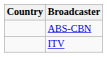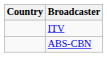rows swapped: (70, 28) <-> (56, 44)
